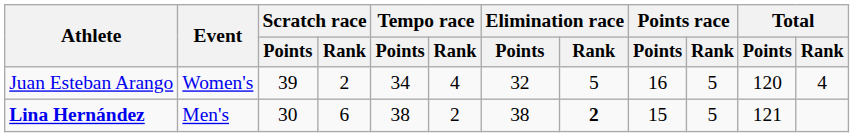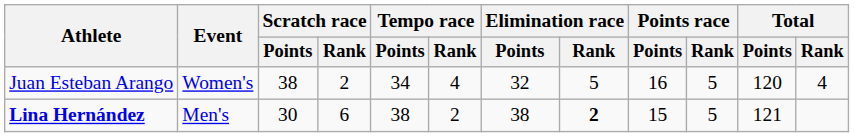(288, 83) 39 -> (288, 83) 38
